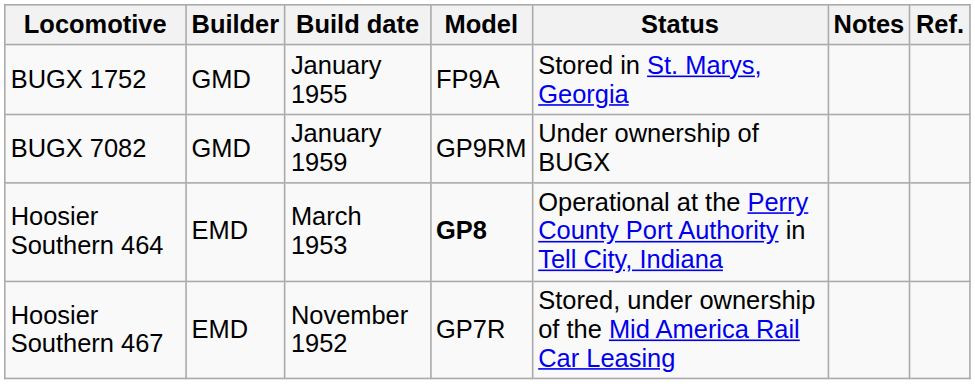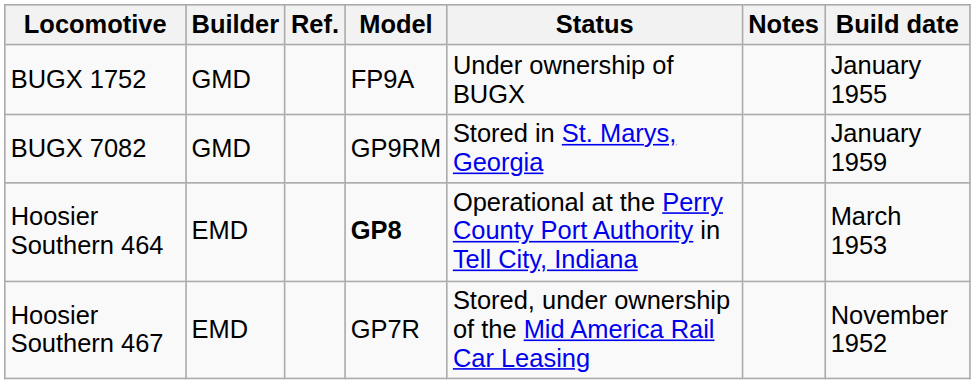columns swapped: (358, 24) <-> (940, 24)
(650, 79) Stored in St. Marys, Georgia -> (563, 79) Under ownership of BUGX
(648, 148) Under ownership of BUGX -> (565, 148) Stored in St. Marys, Georgia
